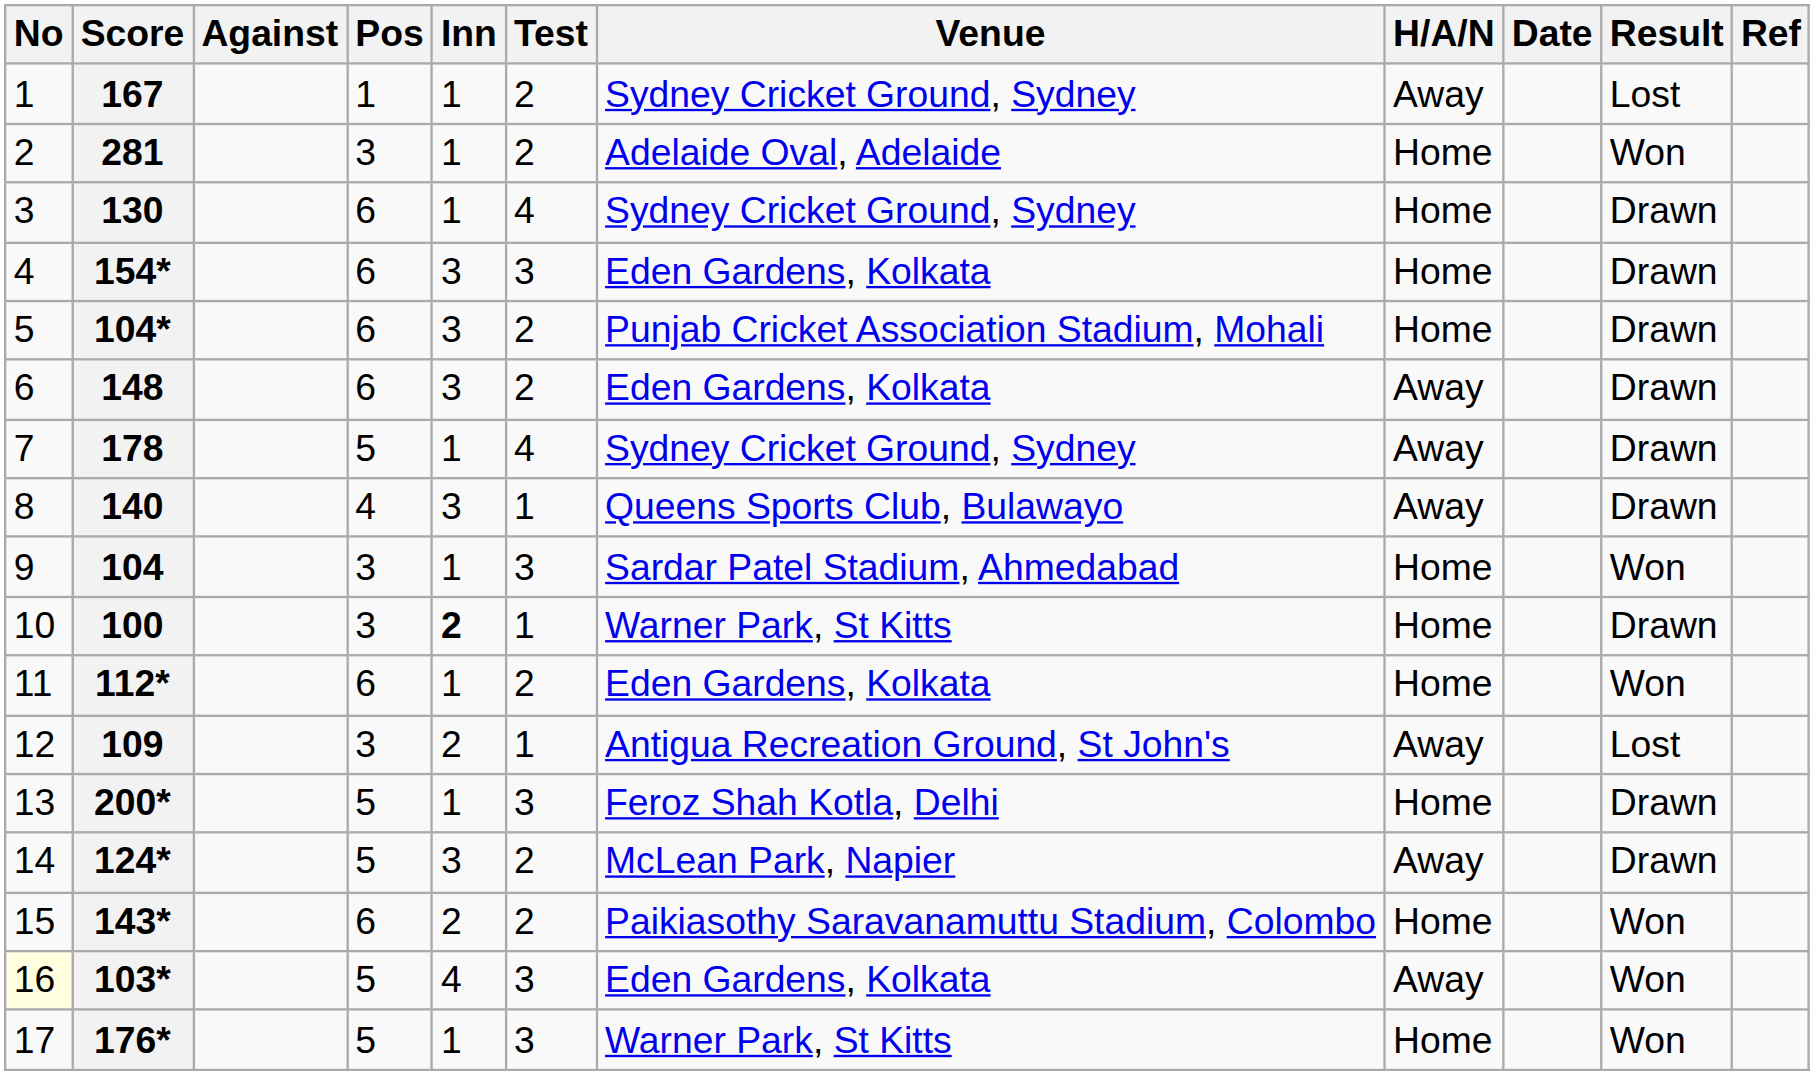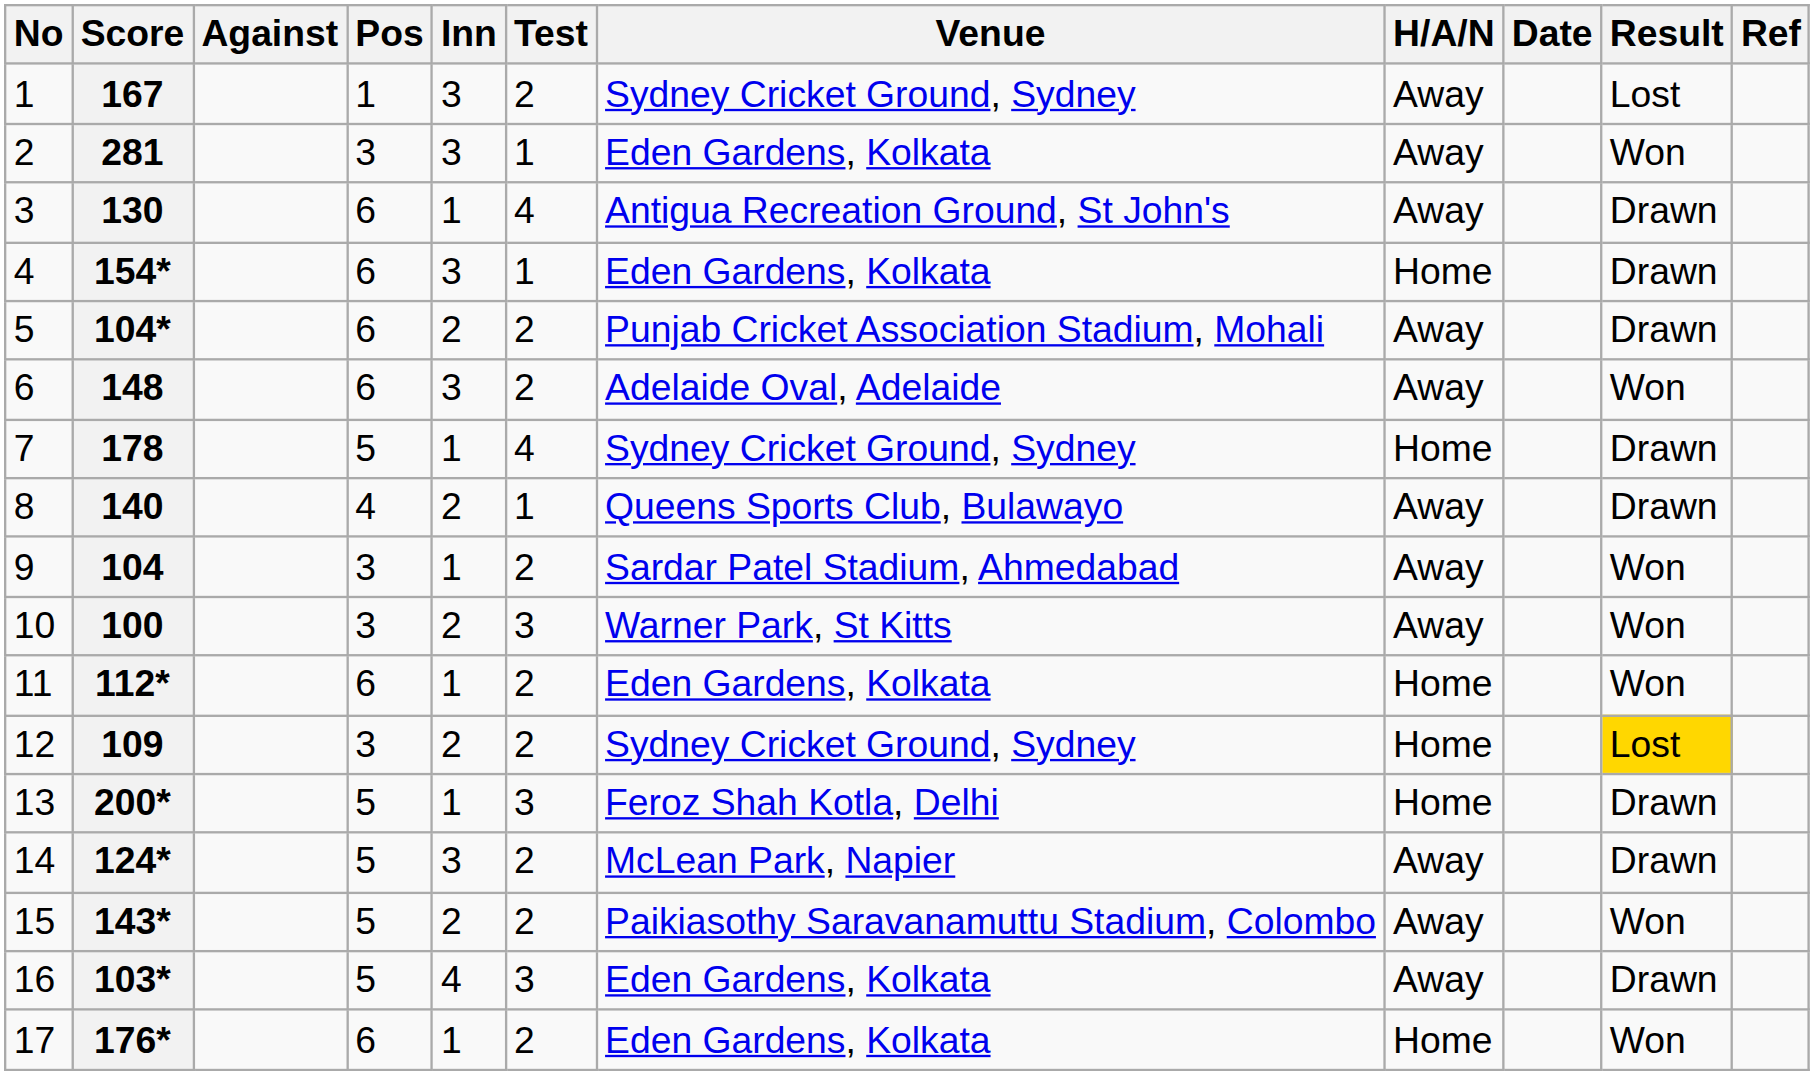(451, 93) 1 -> (451, 93) 3
(451, 152) 1 -> (451, 152) 3
(524, 152) 2 -> (524, 152) 1
(803, 152) Adelaide Oval, Adelaide -> (798, 152) Eden Gardens, Kolkata
(1443, 152) Home -> (1438, 152) Away
(870, 211) Sydney Cricket Ground, Sydney -> (917, 211) Antigua Recreation Ground, St John's
(1443, 211) Home -> (1438, 211) Away
(524, 270) 3 -> (524, 270) 1
(451, 329) 3 -> (451, 329) 2
(1443, 329) Home -> (1438, 329) Away
(798, 388) Eden Gardens, Kolkata -> (803, 388) Adelaide Oval, Adelaide
(1664, 388) Drawn -> (1648, 388) Won
(1438, 447) Away -> (1443, 447) Home
(451, 507) 3 -> (451, 507) 2
(524, 566) 3 -> (524, 566) 2
(1443, 566) Home -> (1438, 566) Away
(451, 625) bold -> (451, 625) normal
(524, 625) 1 -> (524, 625) 3
(1443, 625) Home -> (1438, 625) Away
(1664, 625) Drawn -> (1648, 625) Won
(524, 743) 1 -> (524, 743) 2
(917, 743) Antigua Recreation Ground, St John's -> (870, 743) Sydney Cricket Ground, Sydney
(1438, 743) Away -> (1443, 743) Home
(1645, 743) no background -> (1645, 743) gold background
(366, 920) 6 -> (366, 920) 5
(1443, 920) Home -> (1438, 920) Away
(34, 980) lightyellow background -> (34, 980) no background
(1648, 980) Won -> (1664, 980) Drawn
(366, 1039) 5 -> (366, 1039) 6
(524, 1039) 3 -> (524, 1039) 2
(778, 1039) Warner Park, St Kitts -> (798, 1039) Eden Gardens, Kolkata
